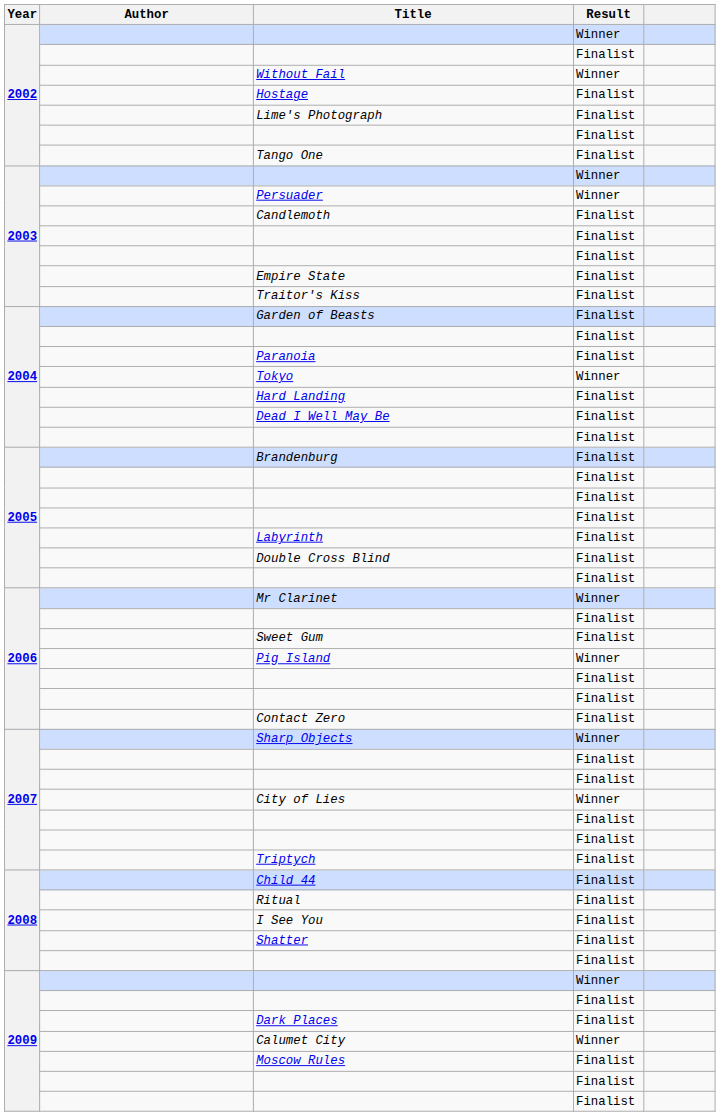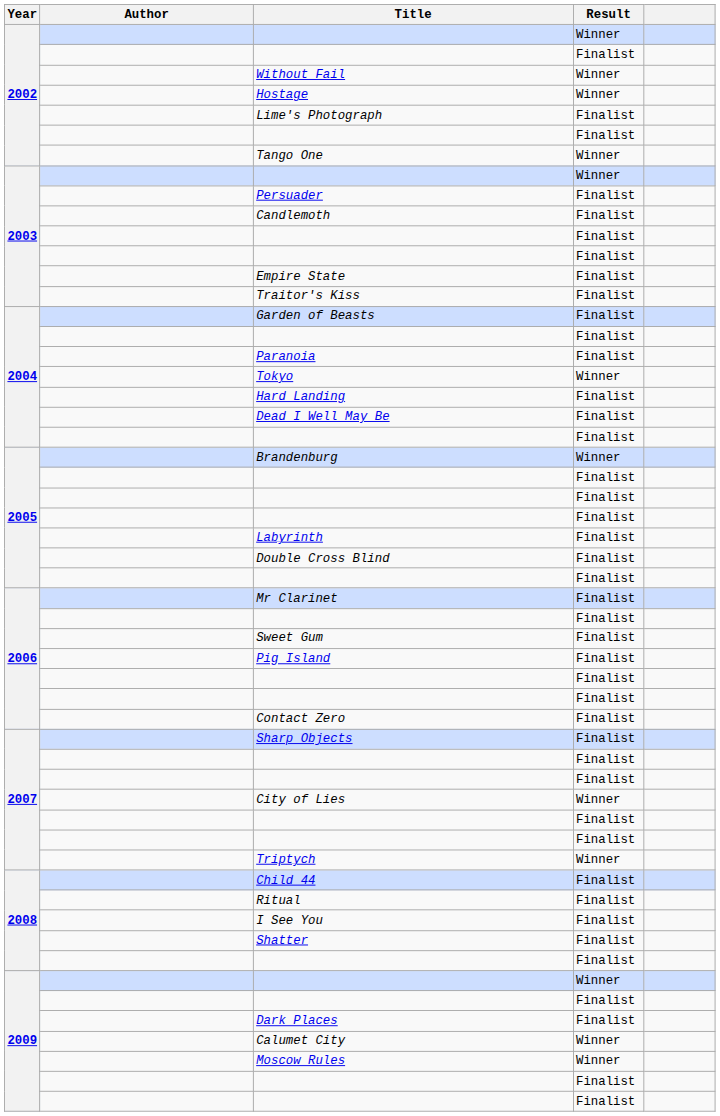(606, 95) Finalist -> (598, 95) Winner
(606, 155) Finalist -> (598, 155) Winner
(598, 196) Winner -> (606, 196) Finalist
(606, 457) Finalist -> (598, 457) Winner
(598, 598) Winner -> (606, 598) Finalist
(598, 659) Winner -> (606, 659) Finalist
(598, 739) Winner -> (606, 739) Finalist
(606, 860) Finalist -> (598, 860) Winner
(606, 1061) Finalist -> (598, 1061) Winner
